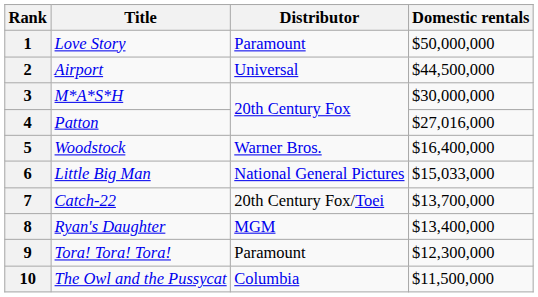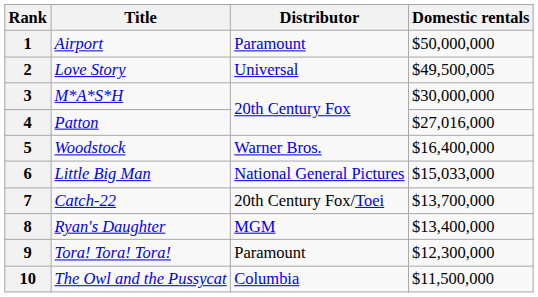(90, 43) Love Story -> (79, 43) Airport
(79, 69) Airport -> (90, 69) Love Story
(453, 69) $44,500,000 -> (453, 69) $49,500,005
